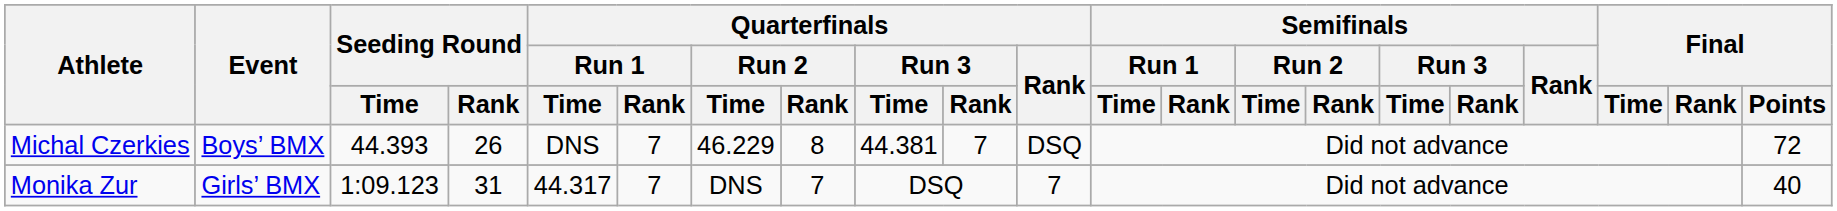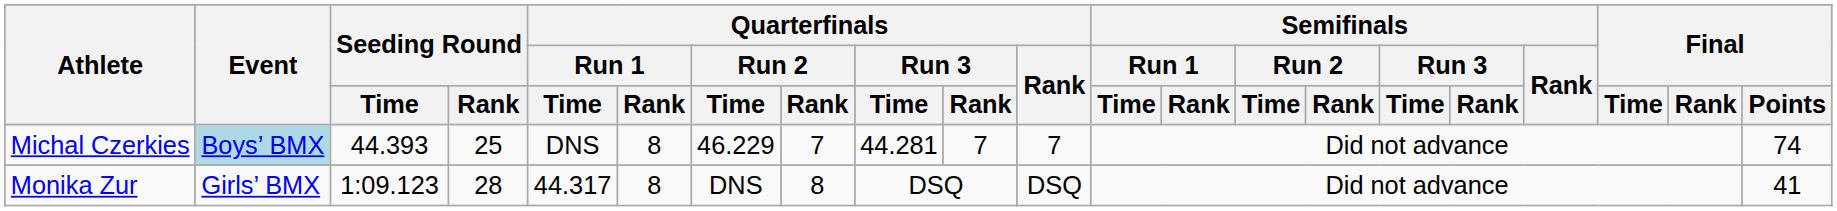(263, 145) no background -> (263, 145) lightblue background
(488, 145) 26 -> (488, 145) 25
(654, 145) 7 -> (654, 145) 8
(817, 145) 8 -> (817, 145) 7
(899, 145) 44.381 -> (899, 145) 44.281
(1054, 145) DSQ -> (1054, 145) 7
(1787, 145) 72 -> (1787, 145) 74
(488, 185) 31 -> (488, 185) 28
(654, 185) 7 -> (654, 185) 8
(817, 185) 7 -> (817, 185) 8
(1054, 185) 7 -> (1054, 185) DSQ
(1787, 185) 40 -> (1787, 185) 41
